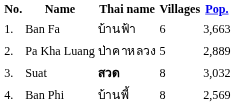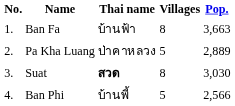(162, 28) 6 -> (162, 28) 8
(217, 72) 3,032 -> (217, 72) 3,030
(162, 94) 8 -> (162, 94) 5
(217, 94) 2,569 -> (217, 94) 2,566
